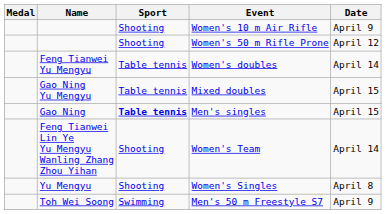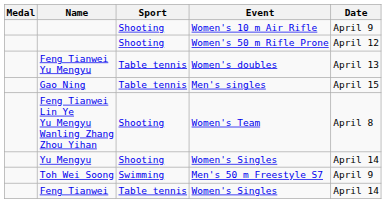(356, 64) April 14 -> (356, 64) April 13
- row: (65, 90)
(153, 111) bold -> (153, 85) normal
(356, 149) April 14 -> (353, 122) April 8
(353, 186) April 8 -> (356, 160) April 14
+ row: (74, 191)
